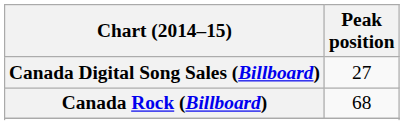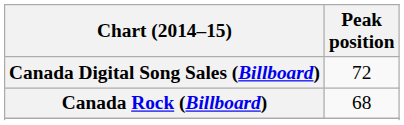(362, 72) 27 -> (362, 72) 72
